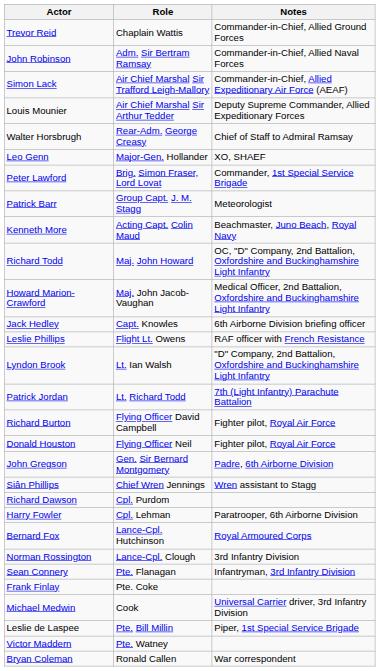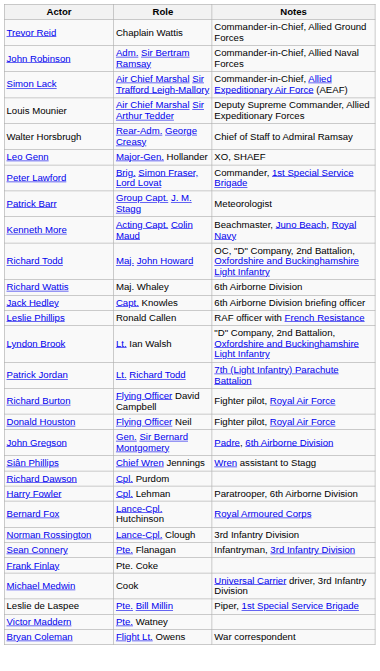- row: (41, 298)
+ row: (38, 287)
(151, 339) Flight Lt. Owens -> (146, 318) Ronald Callen
(146, 658) Ronald Callen -> (151, 637) Flight Lt. Owens
